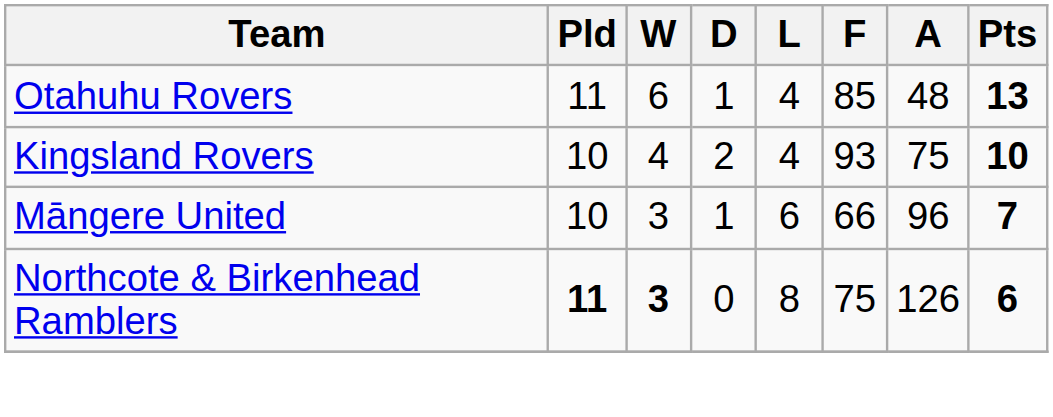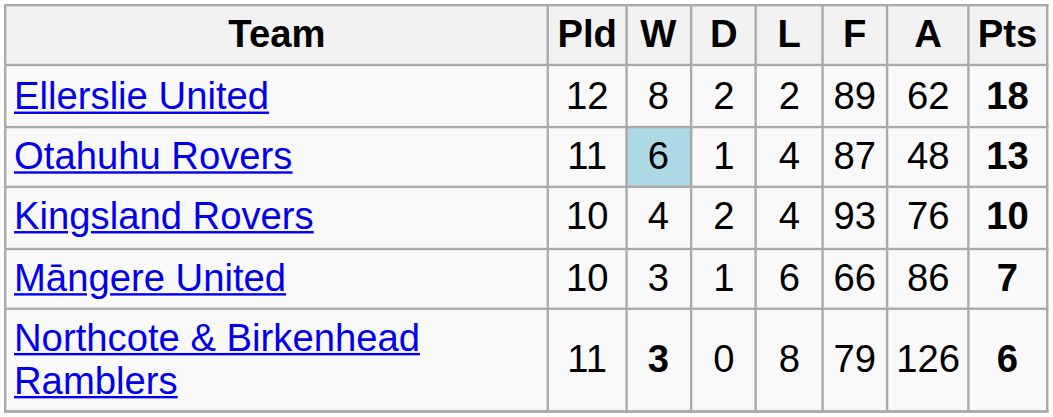+ row: (142, 95)
(658, 95) no background -> (658, 156) lightblue background
(855, 95) 85 -> (855, 156) 87
(928, 156) 75 -> (928, 216) 76
(928, 216) 96 -> (928, 277) 86
(587, 298) bold -> (587, 359) normal
(855, 298) 75 -> (855, 359) 79
